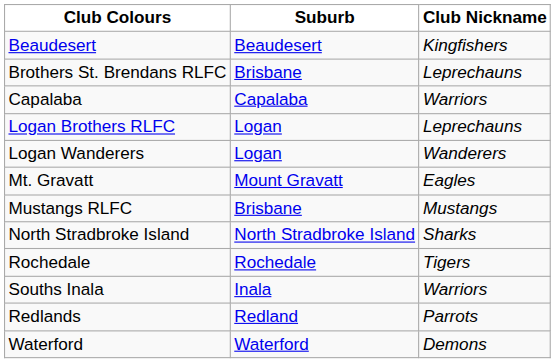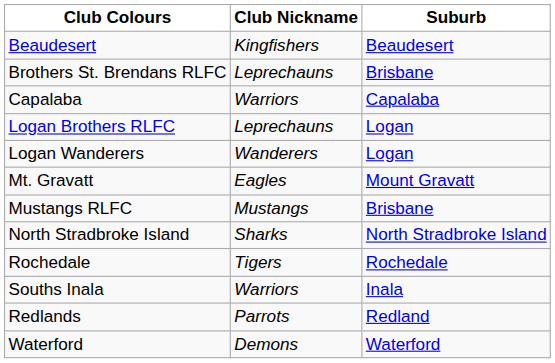columns swapped: (485, 18) <-> (325, 18)
